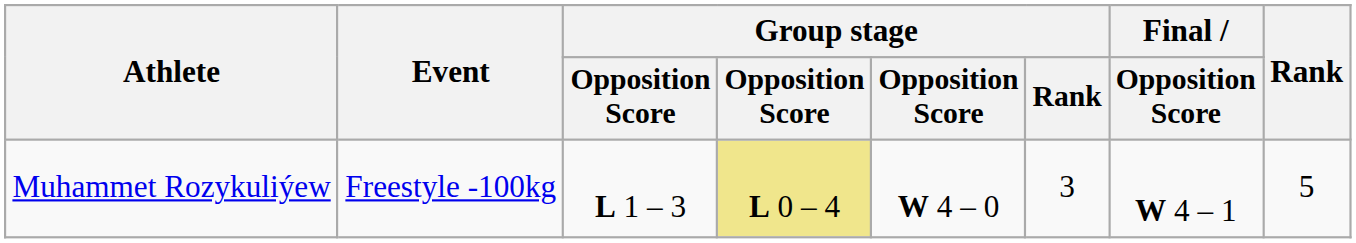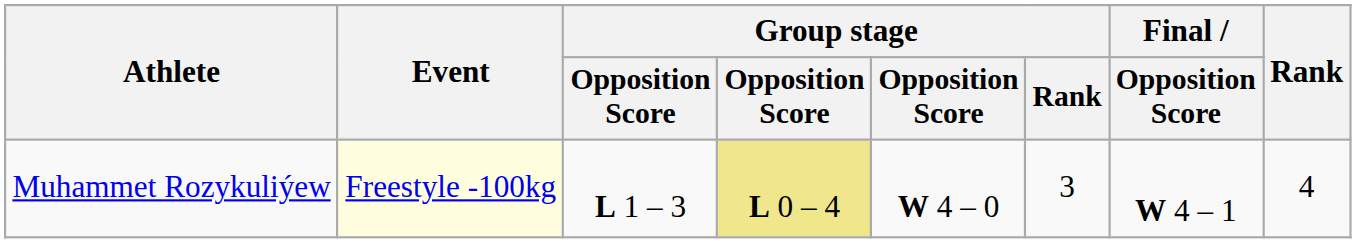(451, 188) no background -> (451, 188) lightyellow background
(1307, 188) 5 -> (1307, 188) 4
